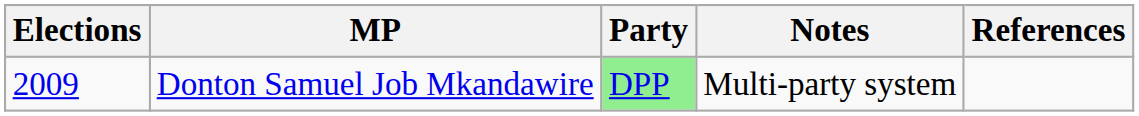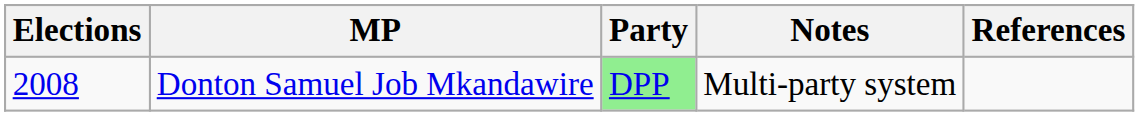(46, 83) 2009 -> (46, 83) 2008
